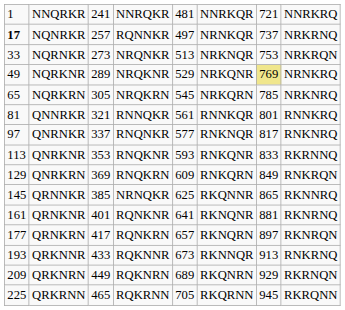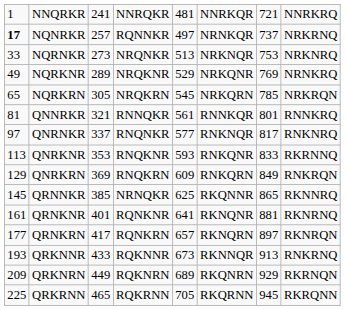(311, 54) NRKRQN -> (311, 54) NRKNRQ
(269, 74) khaki background -> (269, 74) no background
(311, 94) NRKNRQ -> (311, 94) NRKRQN
